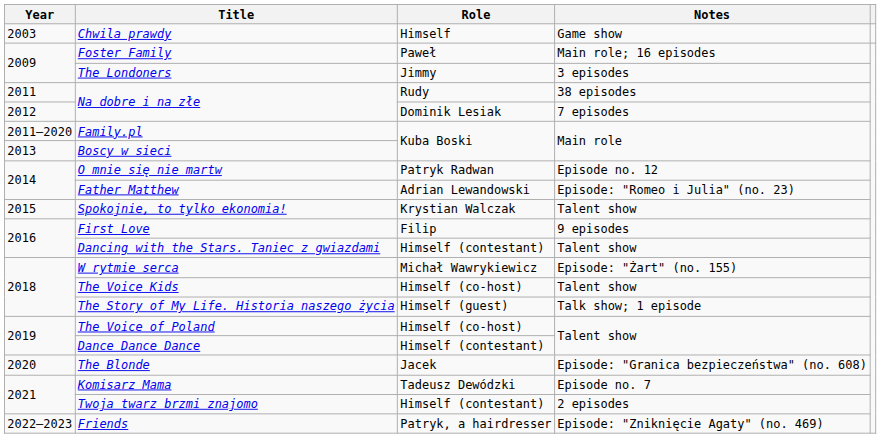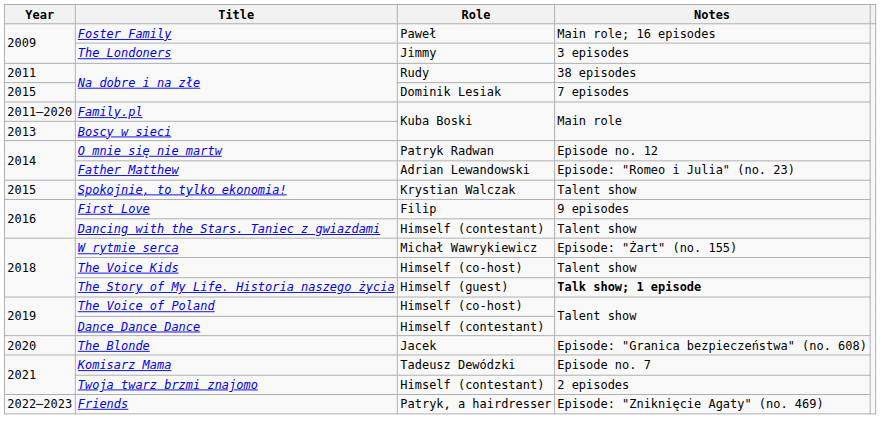- row: (125, 34)
(22, 112) 2012 -> (22, 92) 2015
(629, 307) normal -> (629, 287) bold
